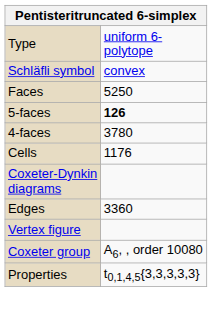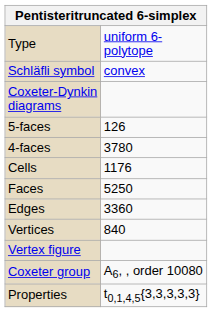rows swapped: (53, 181) <-> (26, 91)
(115, 112) bold -> (115, 127) normal
+ row: (31, 229)
